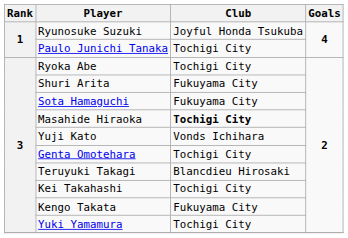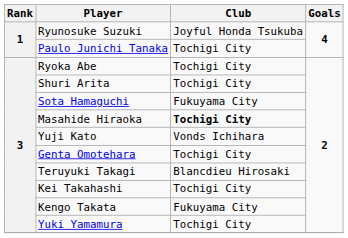(215, 84) Fukuyama City -> (212, 84) Tochigi City
